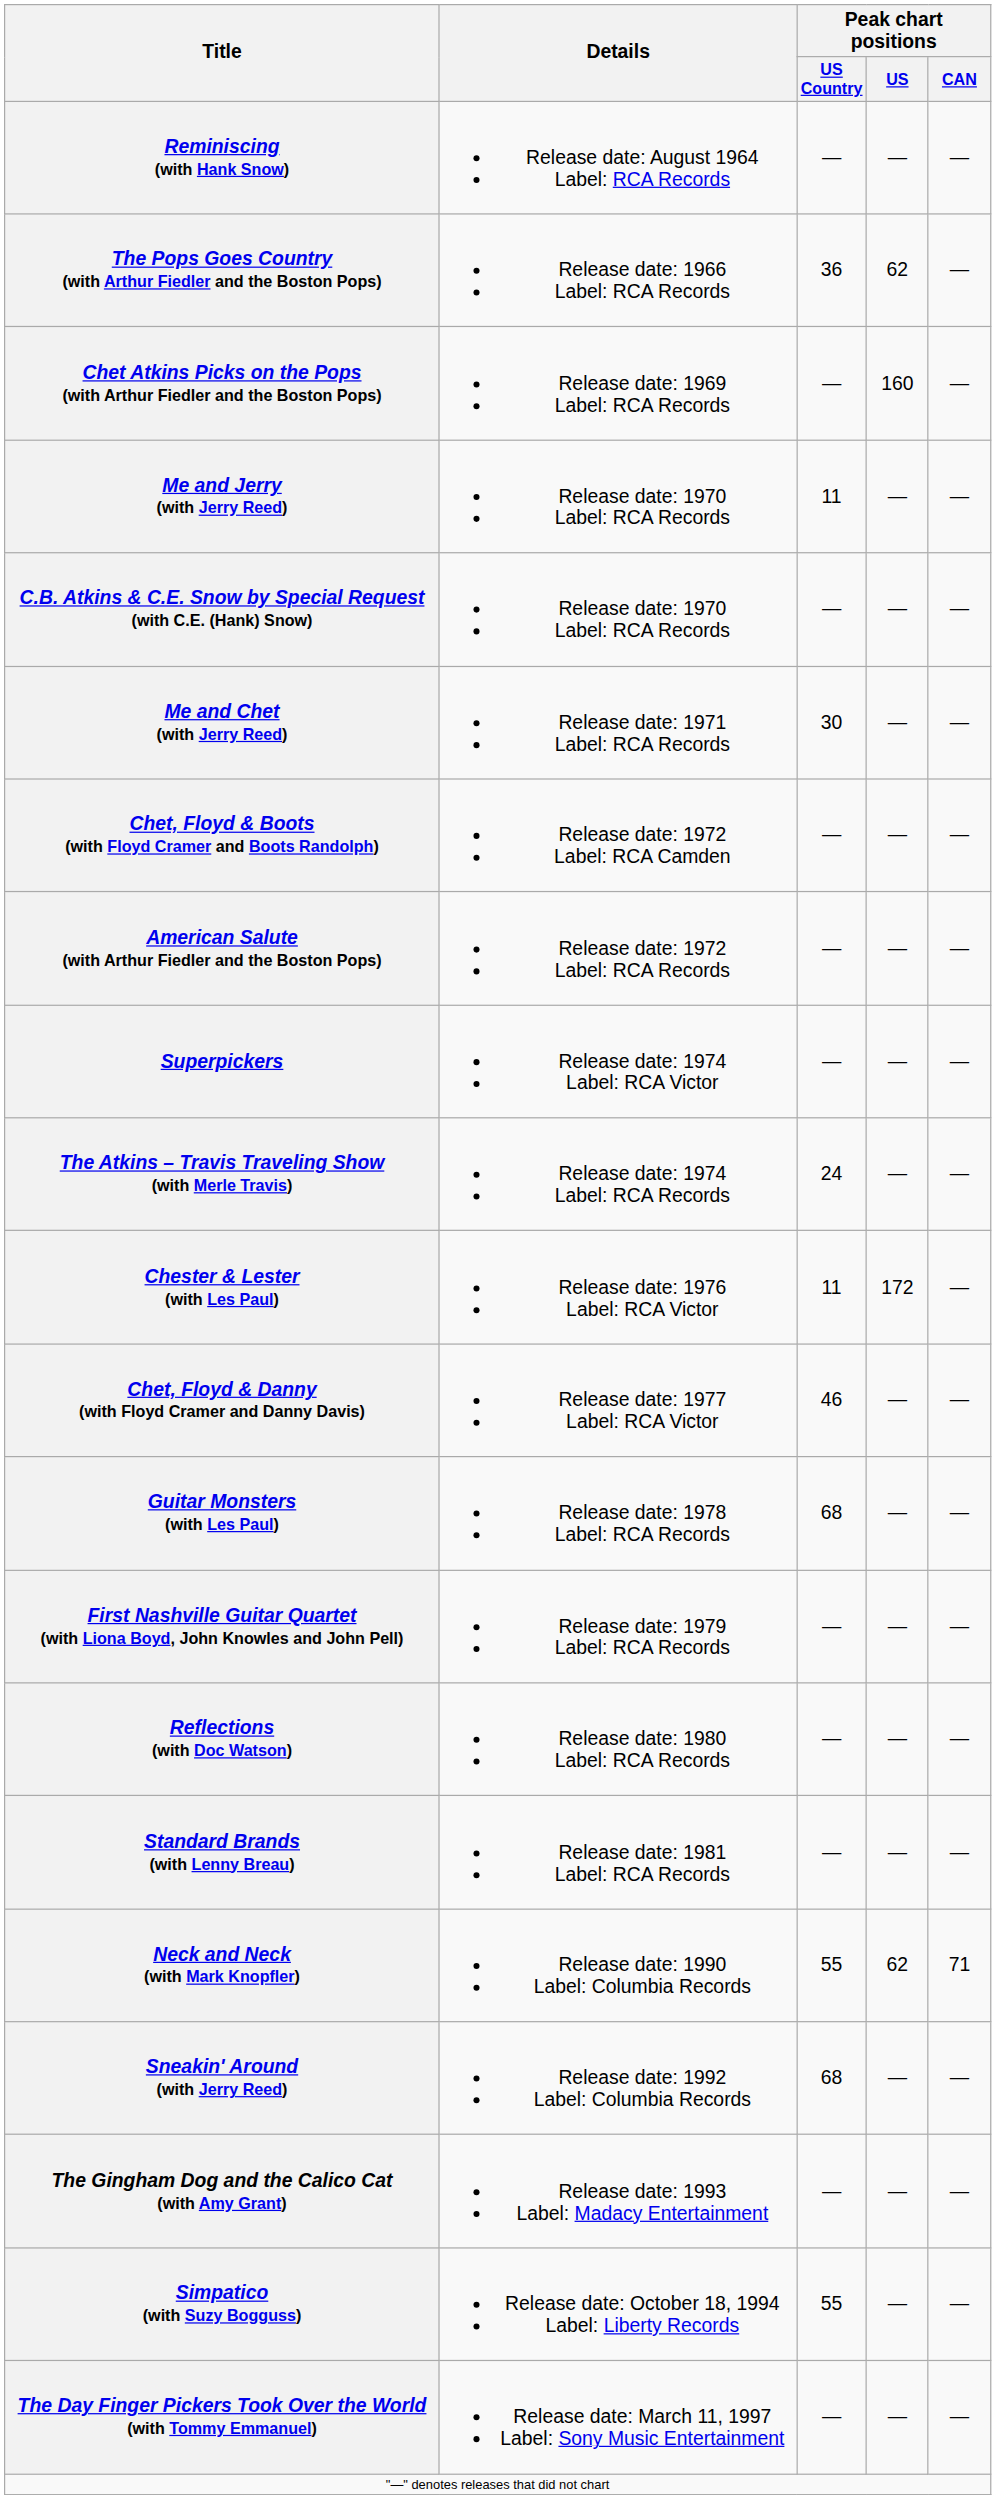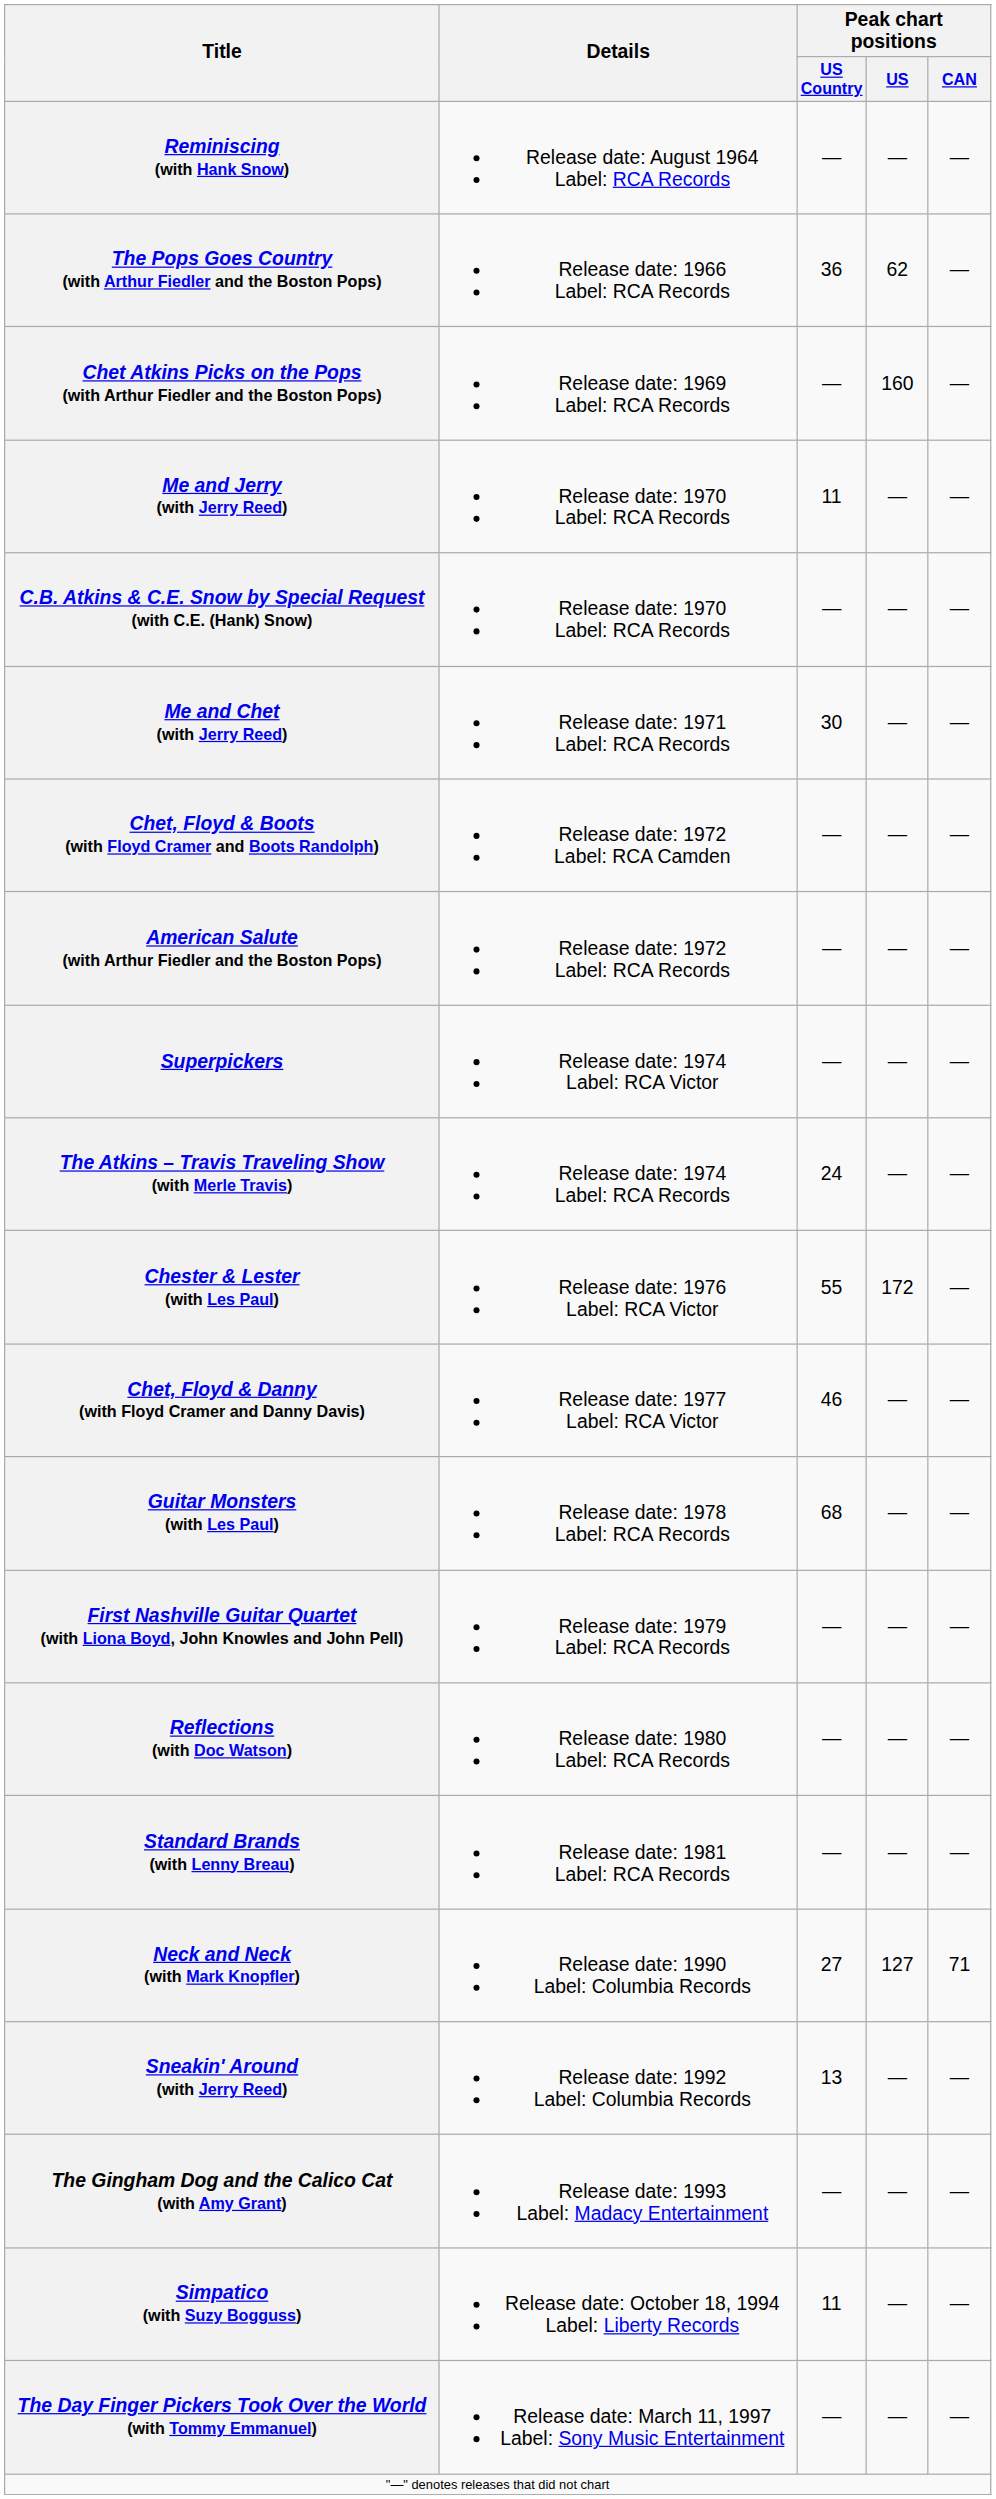(832, 1287) 11 -> (832, 1287) 55
(832, 1965) 55 -> (832, 1965) 27
(897, 1965) 62 -> (897, 1965) 127
(832, 2078) 68 -> (832, 2078) 13
(832, 2304) 55 -> (832, 2304) 11
